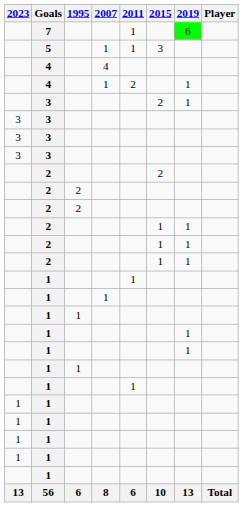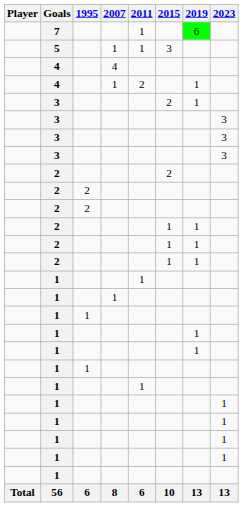columns swapped: (220, 13) <-> (18, 13)
